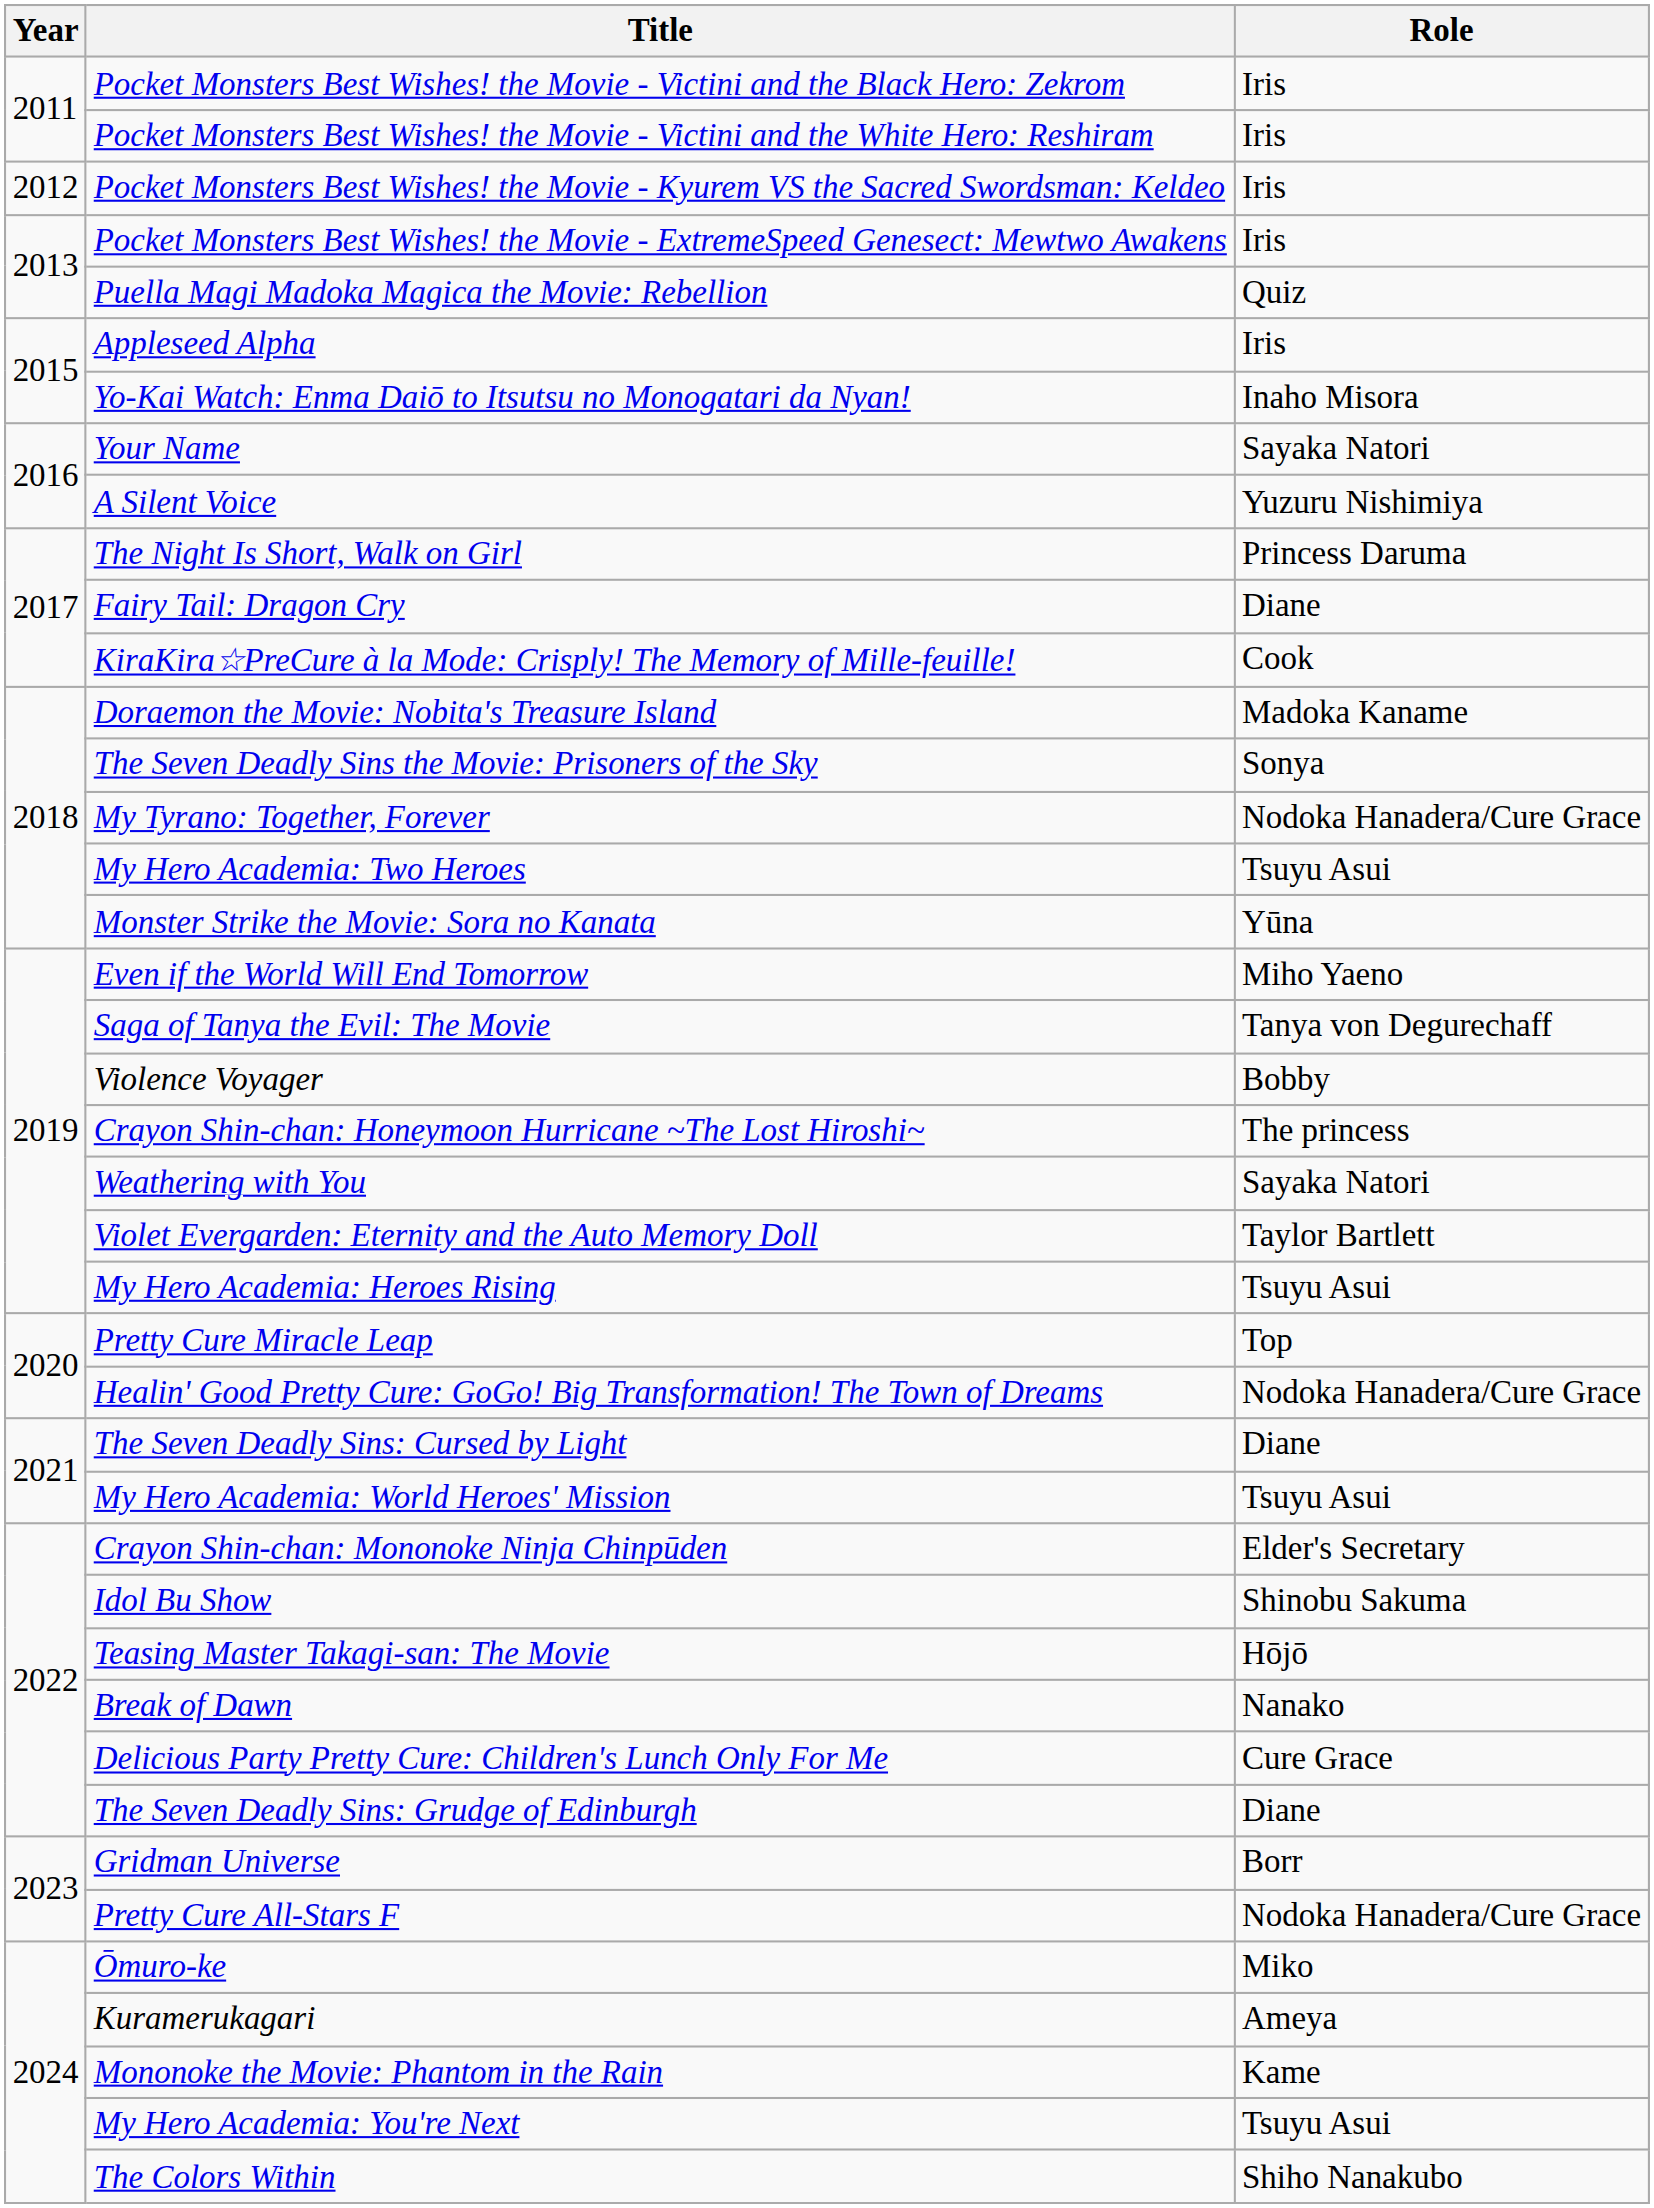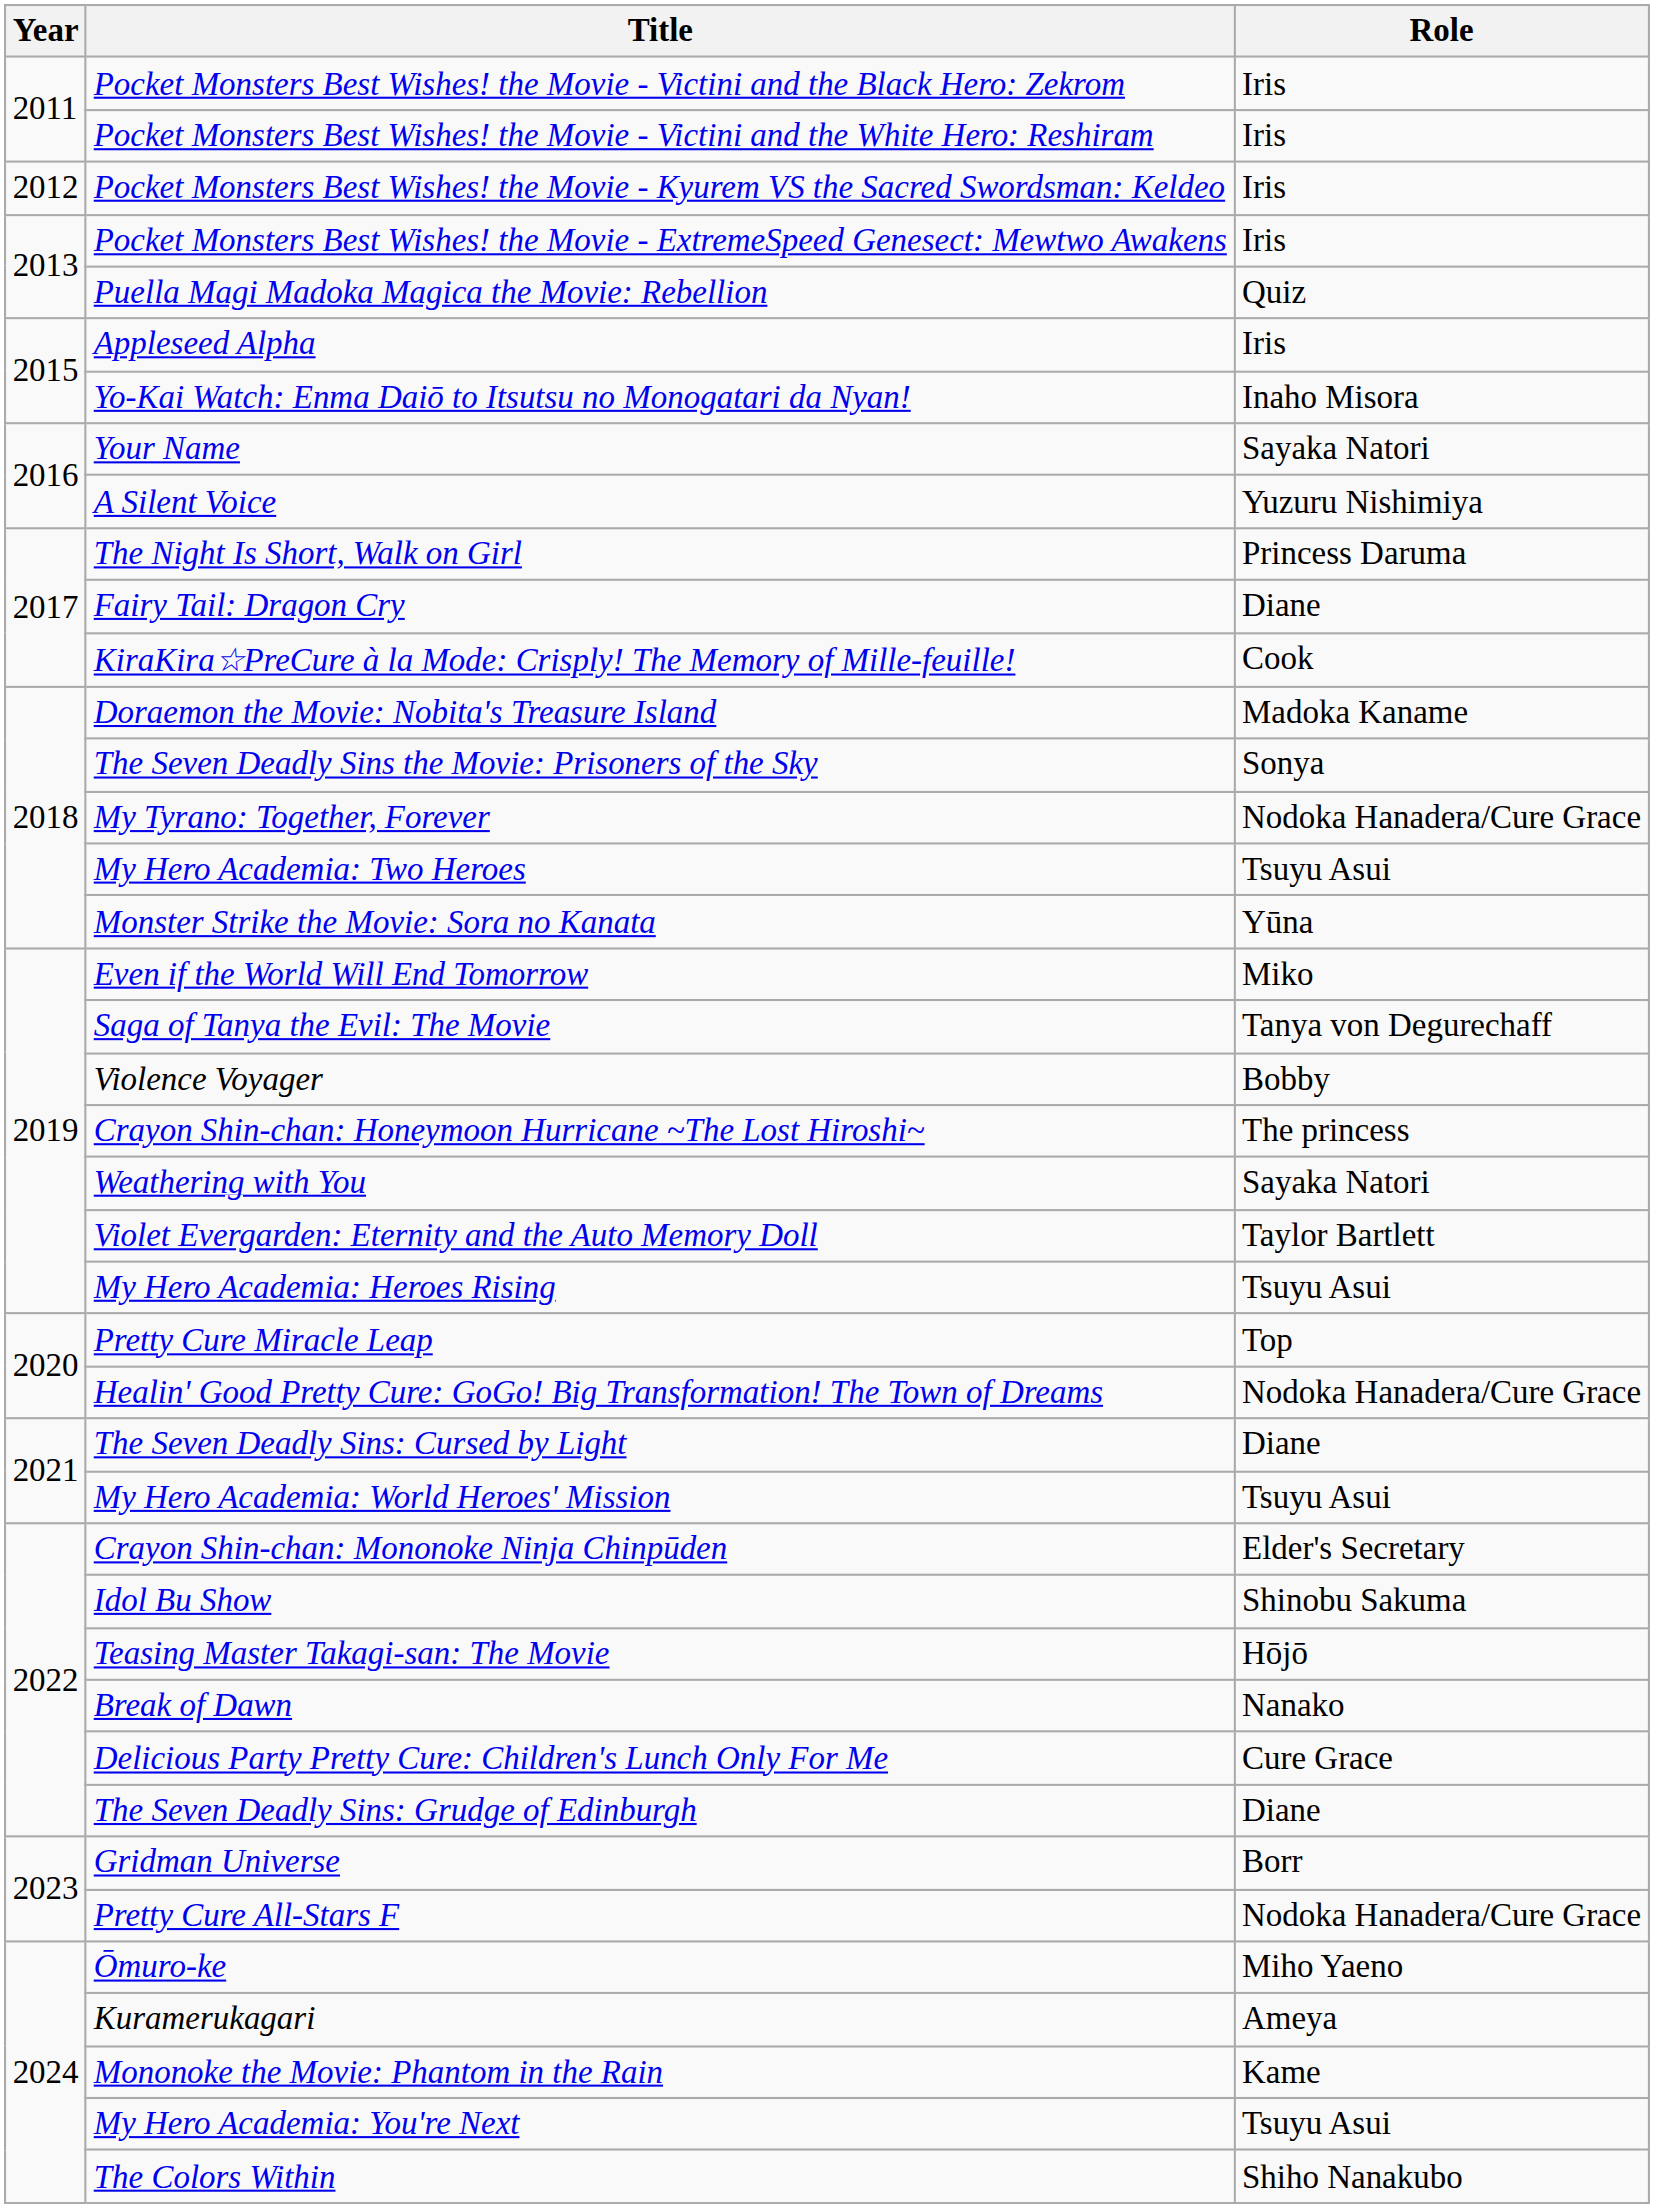(1323, 973) Miho Yaeno -> (1278, 973) Miko
(1278, 1966) Miko -> (1323, 1966) Miho Yaeno
